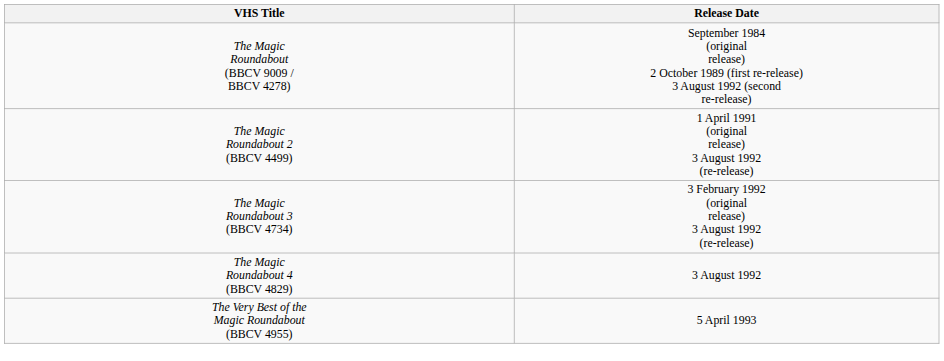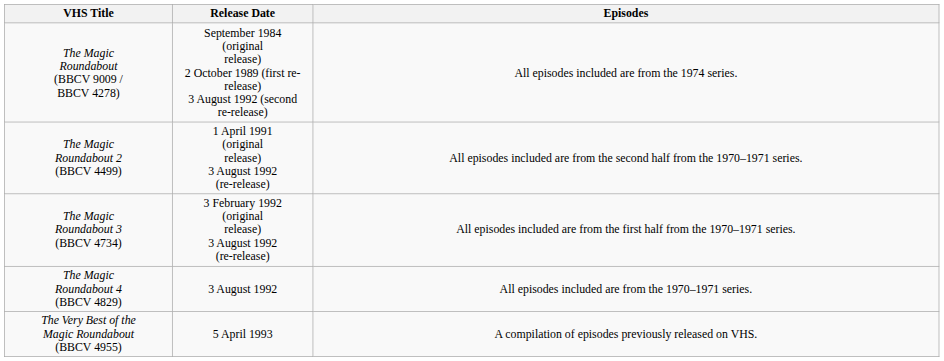+ column: (626, 13)
